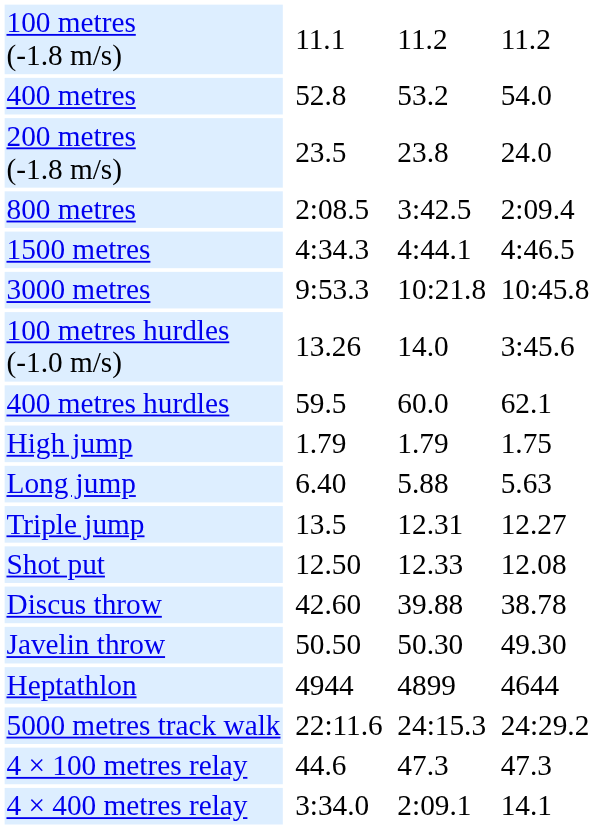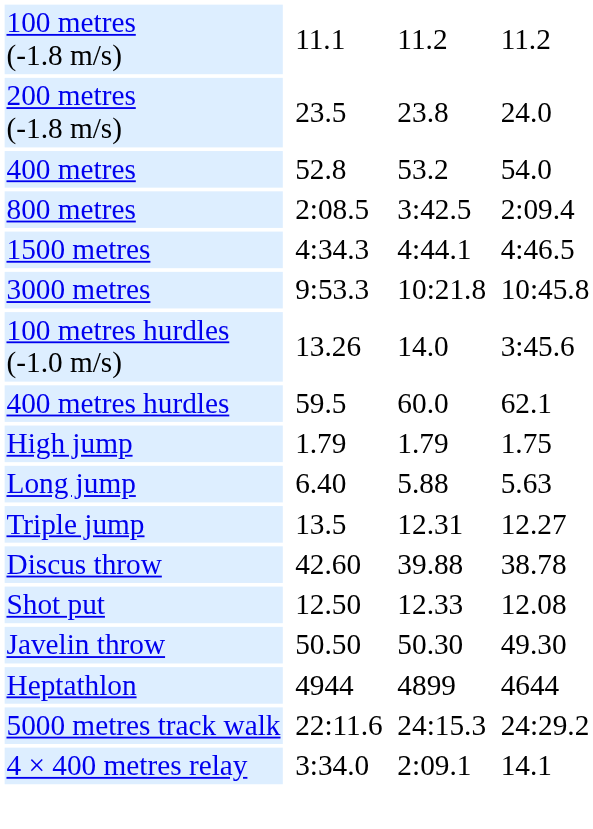rows swapped: (71, 152) <-> (71, 95)
rows swapped: (56, 564) <-> (84, 604)
- row: (127, 765)
